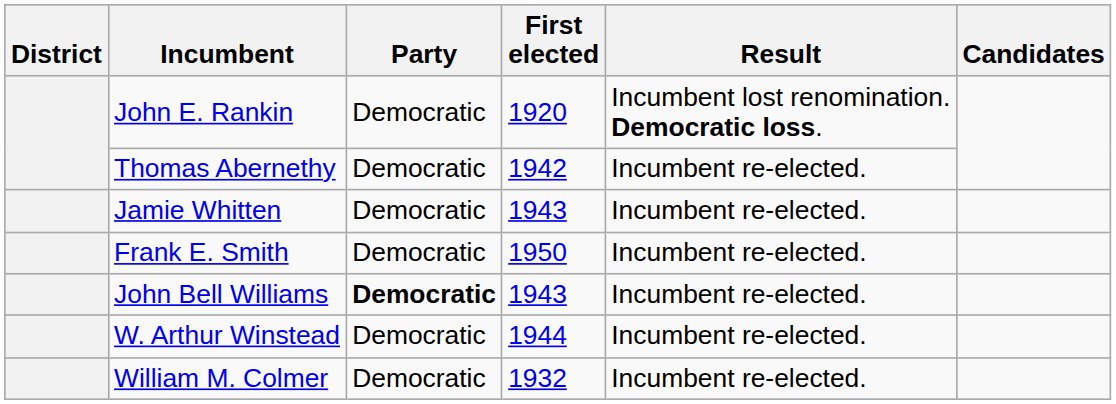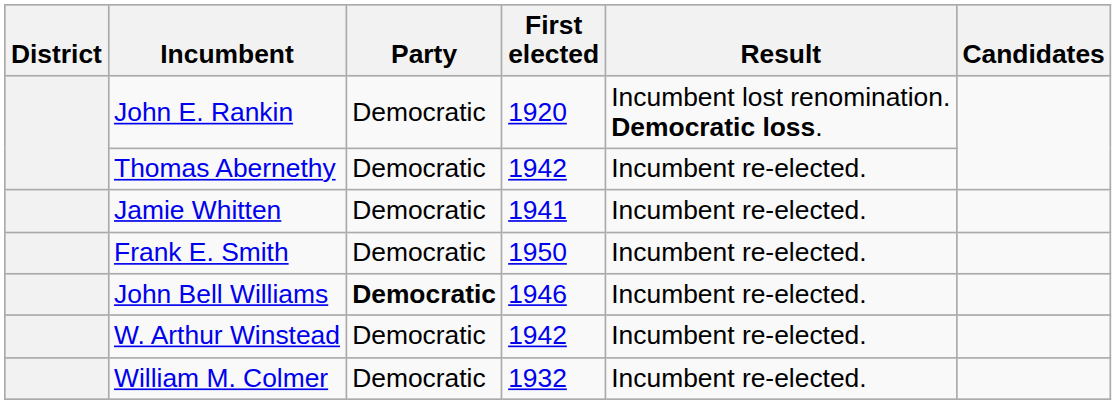(537, 210) 1943 -> (537, 210) 1941
(537, 294) 1943 -> (537, 294) 1946
(537, 336) 1944 -> (537, 336) 1942
